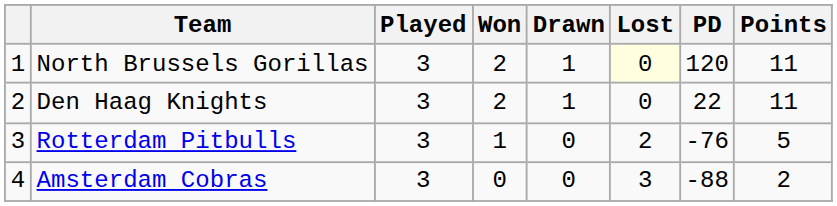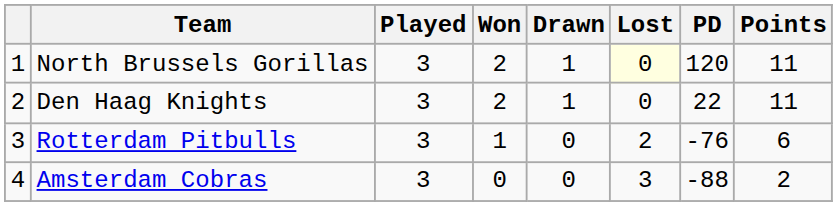(784, 142) 5 -> (784, 142) 6
